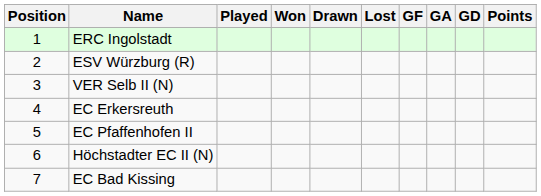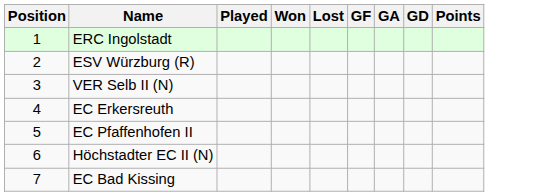- column: (335, 16)
